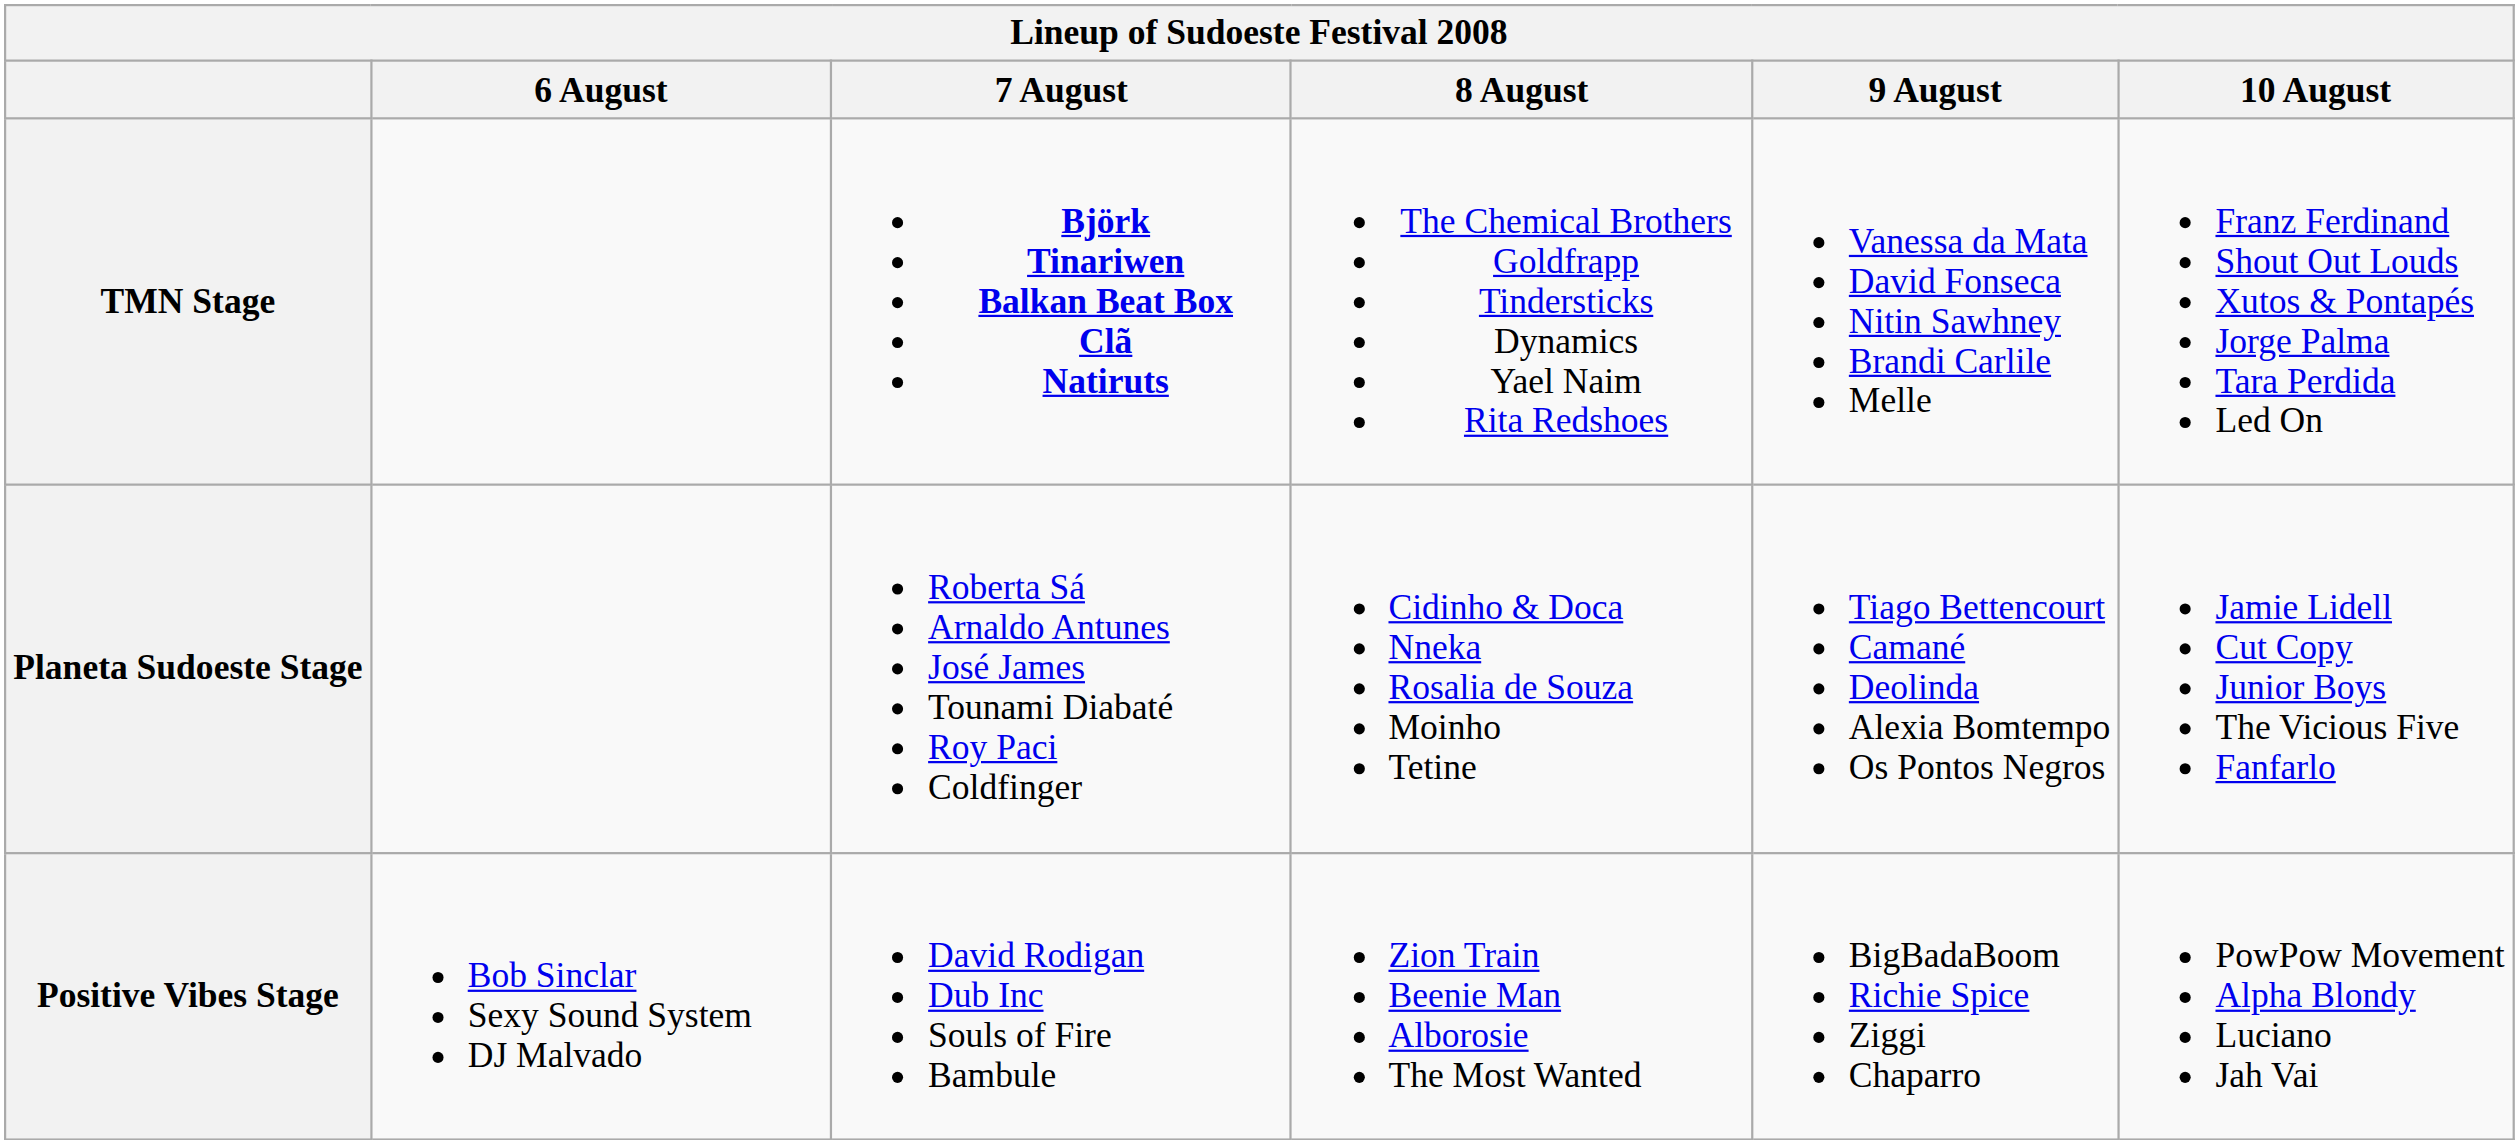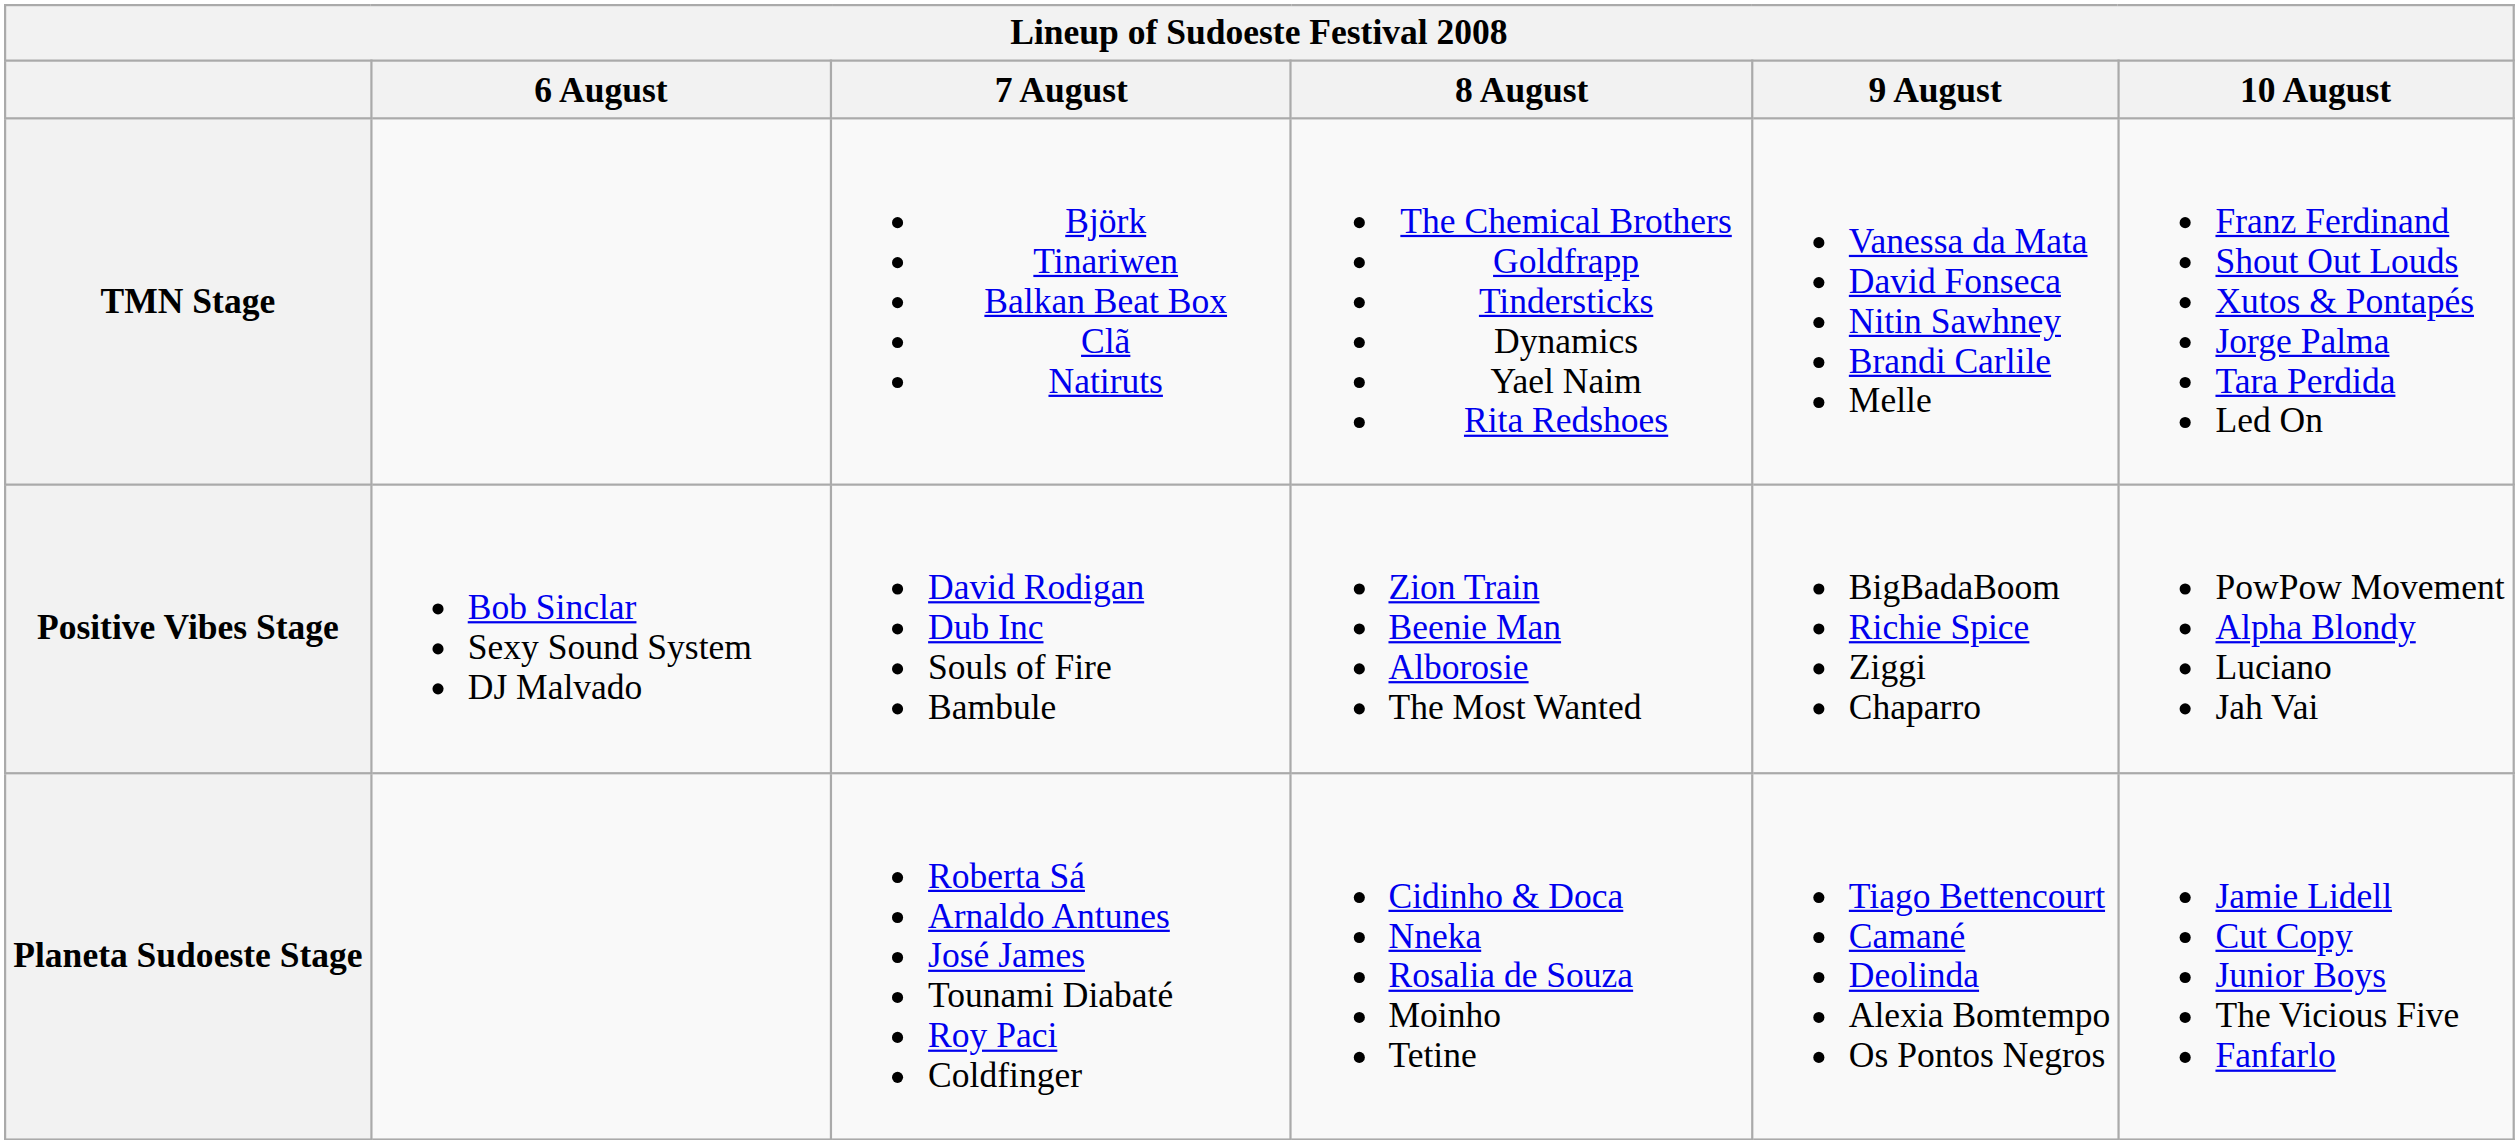(1061, 301) bold -> (1061, 301) normal
rows swapped: (188, 667) <-> (188, 995)
